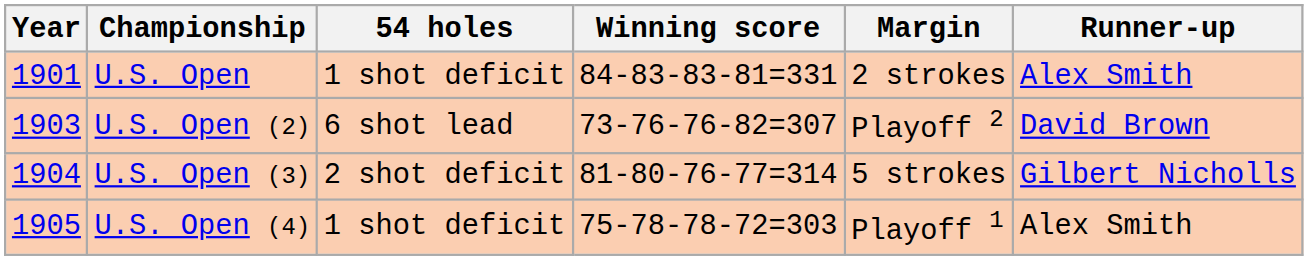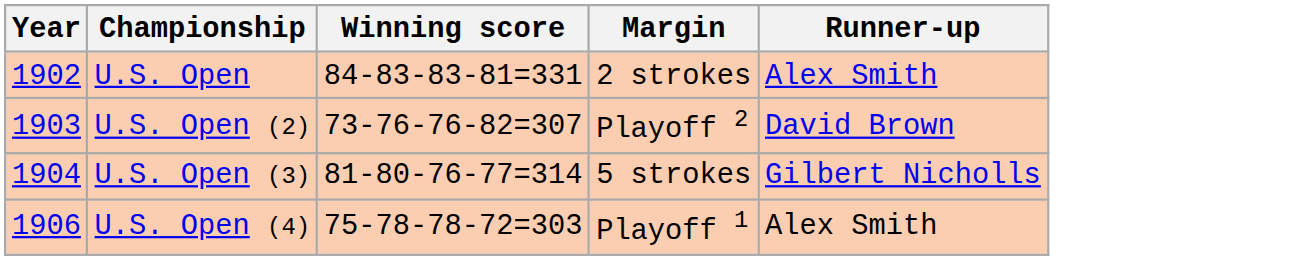- column: (444, 29)
(46, 75) 1901 -> (46, 75) 1902
(46, 227) 1905 -> (46, 227) 1906
